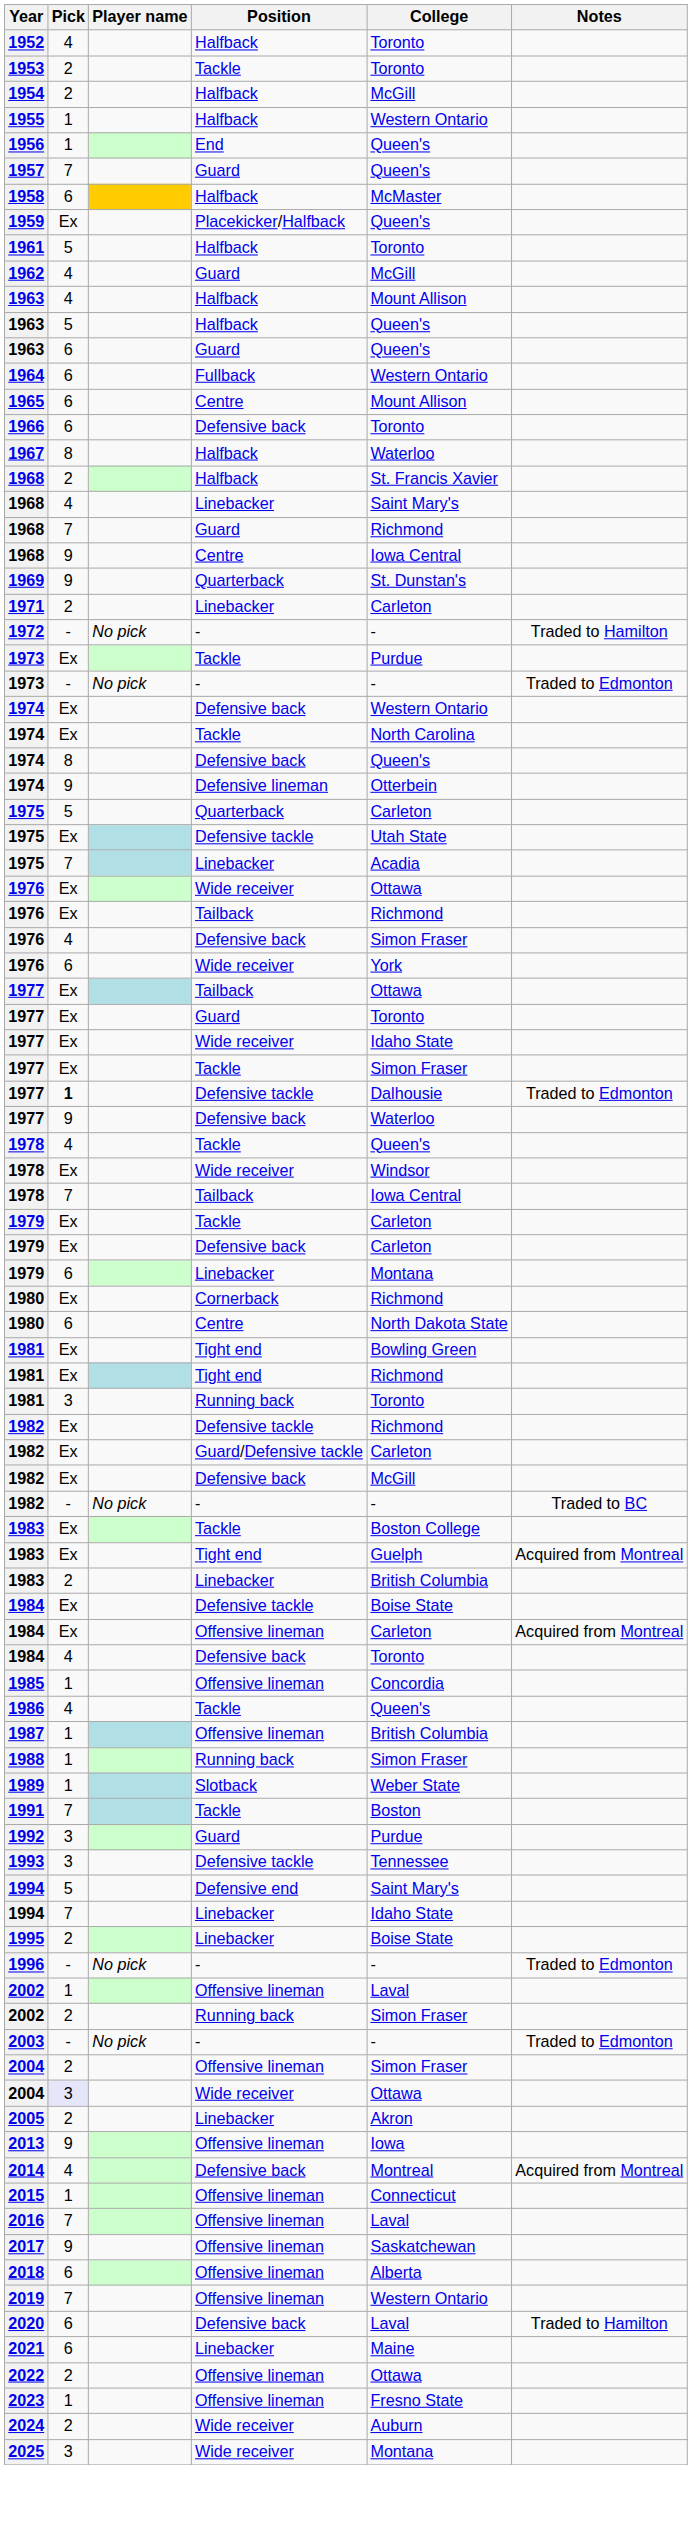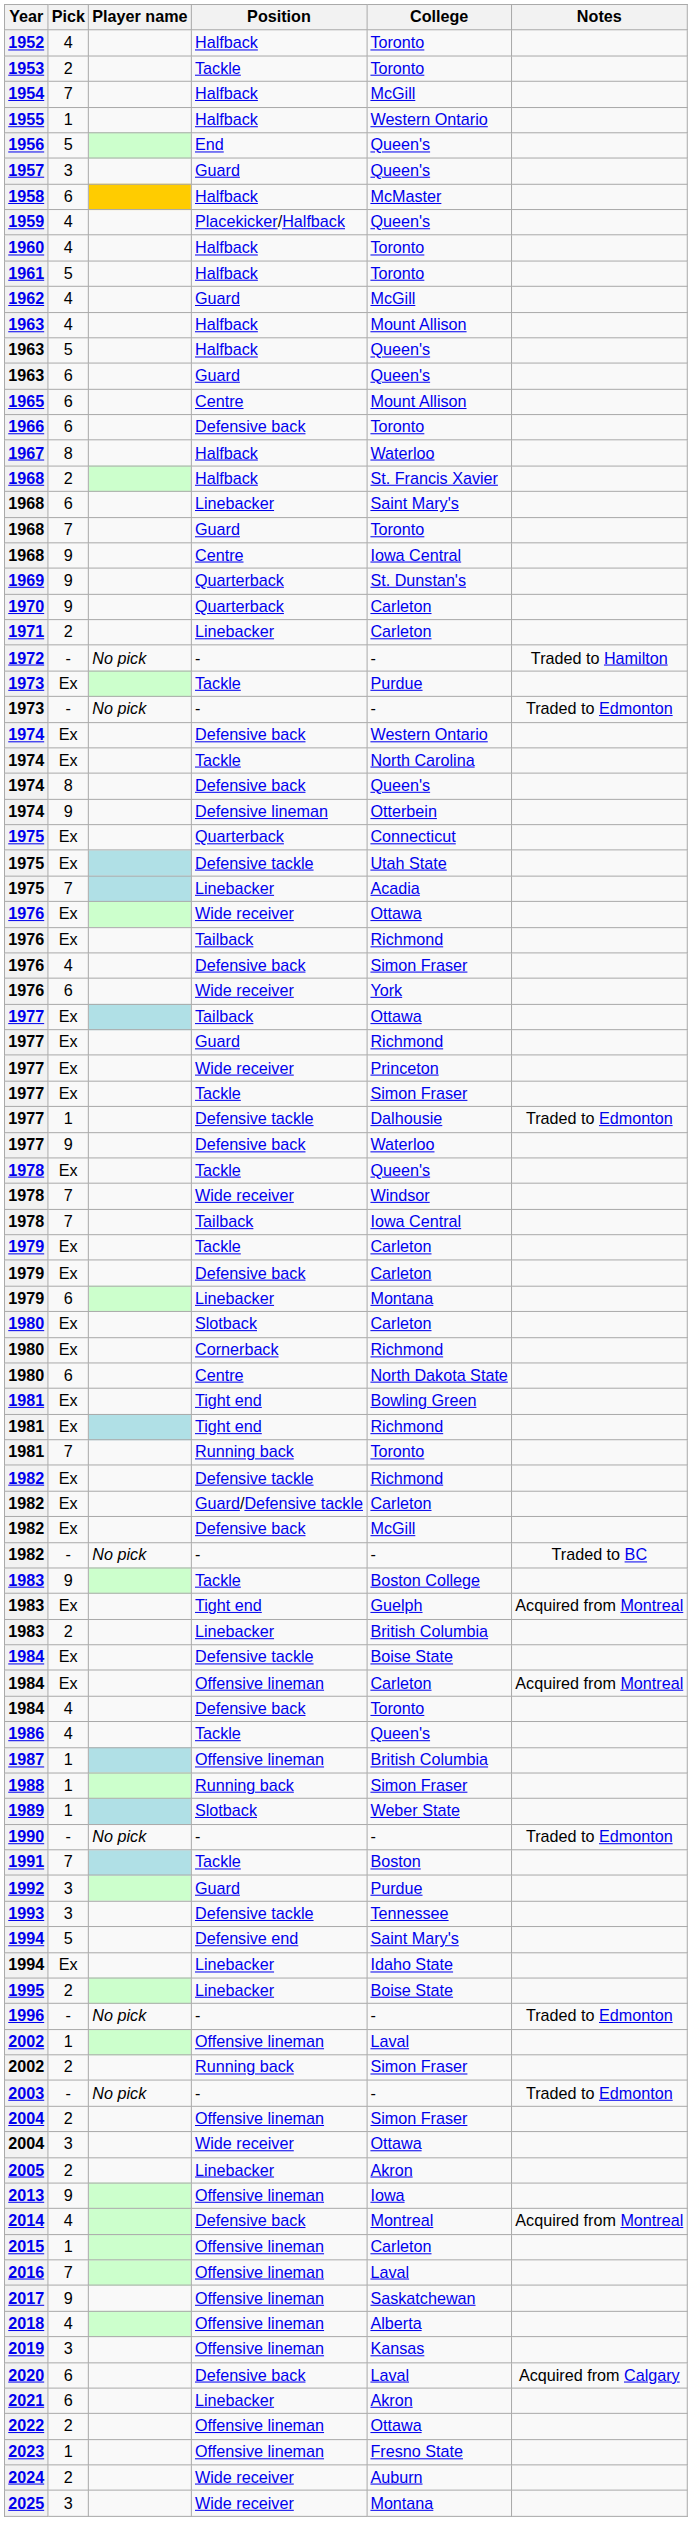(68, 94) 2 -> (68, 94) 7
(68, 145) 1 -> (68, 145) 5
(68, 171) 7 -> (68, 171) 3
(68, 222) Ex -> (68, 222) 4
+ row: (26, 247)
- row: (26, 376)
(68, 504) 4 -> (68, 504) 6
(407, 529) Richmond -> (397, 529) Toronto
+ row: (26, 606)
(68, 811) 5 -> (68, 837) Ex
(401, 811) Carleton -> (413, 837) Connecticut
(397, 1016) Toronto -> (407, 1042) Richmond
(412, 1042) Idaho State -> (405, 1068) Princeton
(68, 1093) bold -> (68, 1119) normal
(68, 1144) 4 -> (68, 1170) Ex
(68, 1170) Ex -> (68, 1196) 7
+ row: (26, 1324)
(68, 1401) 3 -> (68, 1452) 7
(68, 1529) Ex -> (68, 1580) 9
- row: (26, 1683)
+ row: (26, 1836)
(68, 1913) 7 -> (68, 1965) Ex
(68, 2093) lavender background -> (68, 2144) no background
(413, 2195) Connecticut -> (401, 2247) Carleton
(68, 2272) 6 -> (68, 2323) 4
(68, 2298) 7 -> (68, 2349) 3
(429, 2298) Western Ontario -> (397, 2349) Kansas
(599, 2323) Traded to Hamilton -> (599, 2375) Acquired from Calgary
(392, 2349) Maine -> (392, 2400) Akron
